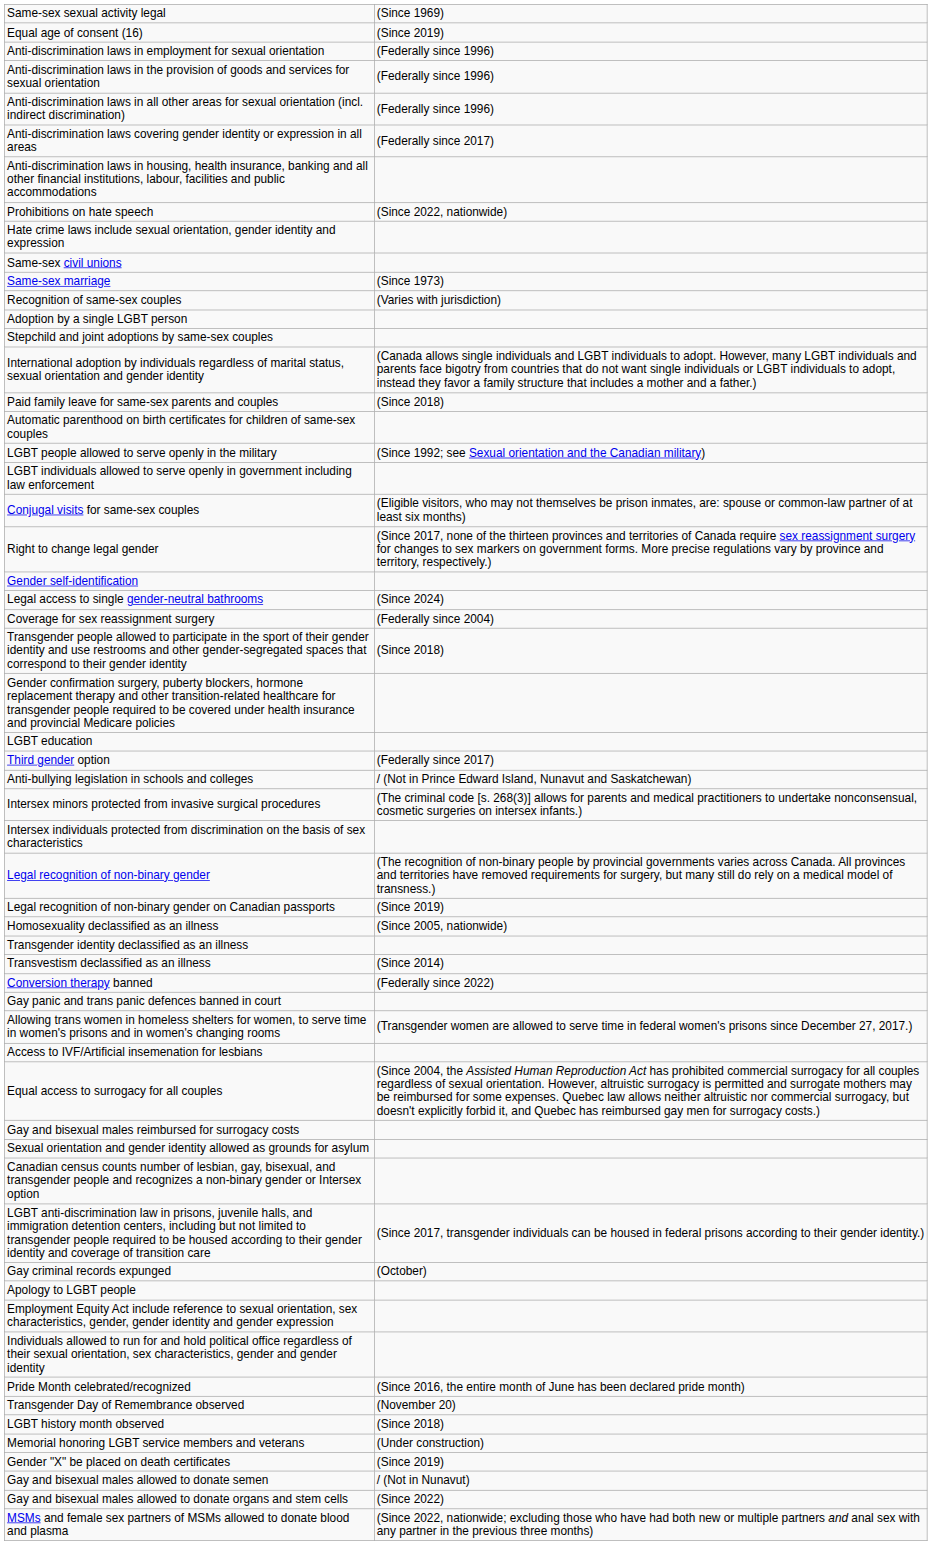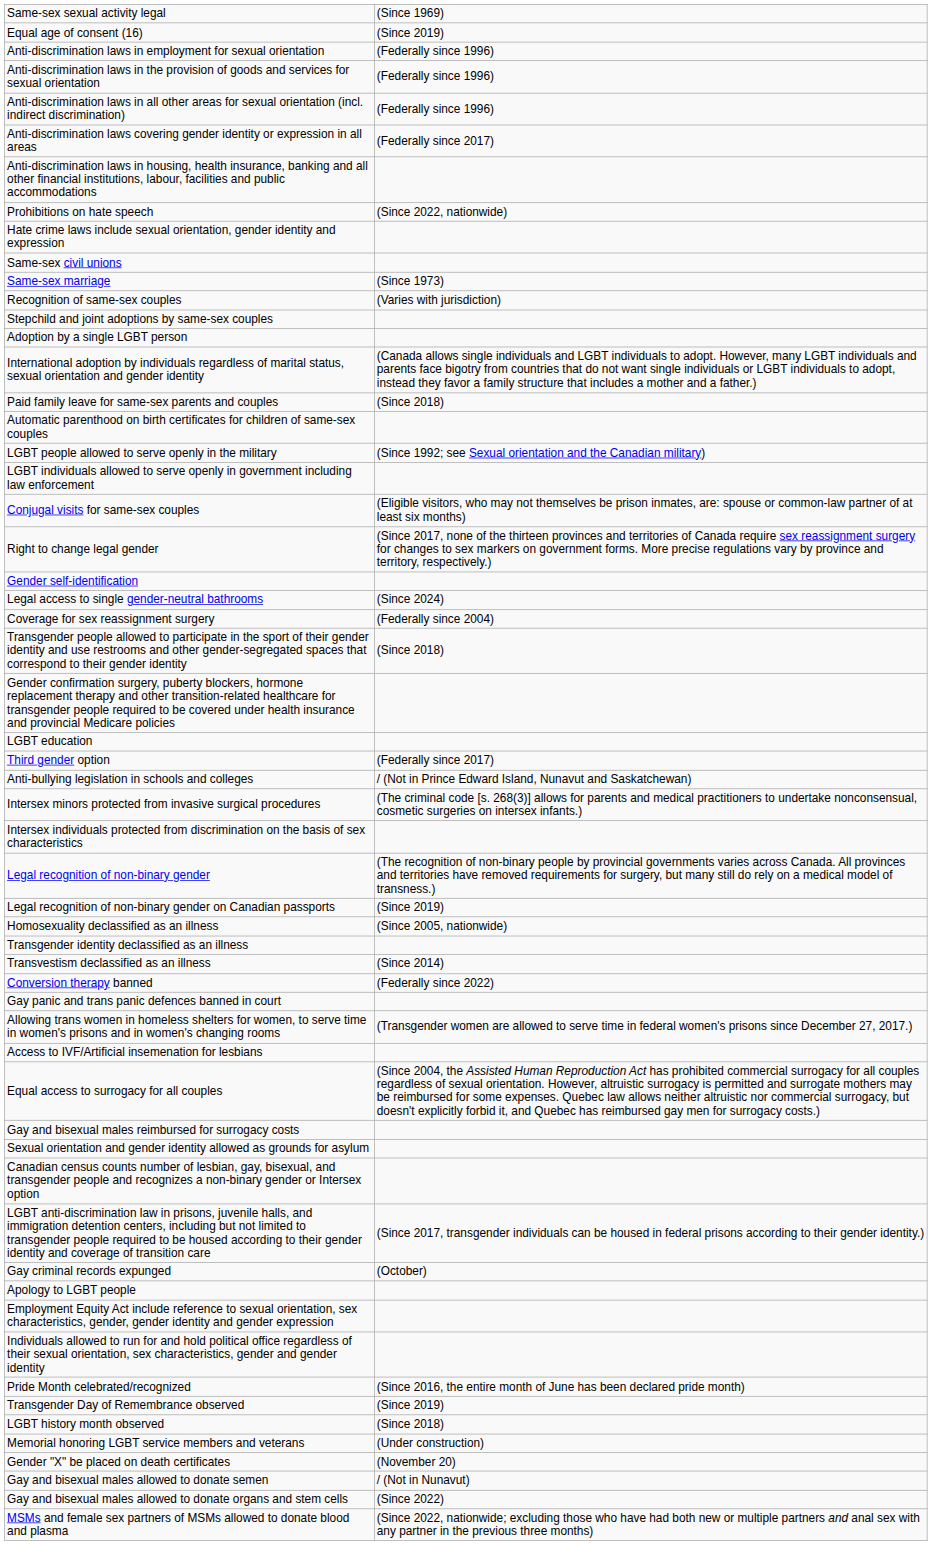rows swapped: (140, 337) <-> (97, 319)
(416, 1405) (November 20) -> (410, 1405) (Since 2019)
(410, 1461) (Since 2019) -> (416, 1461) (November 20)
